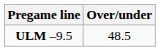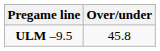(119, 35) 48.5 -> (119, 35) 45.8
